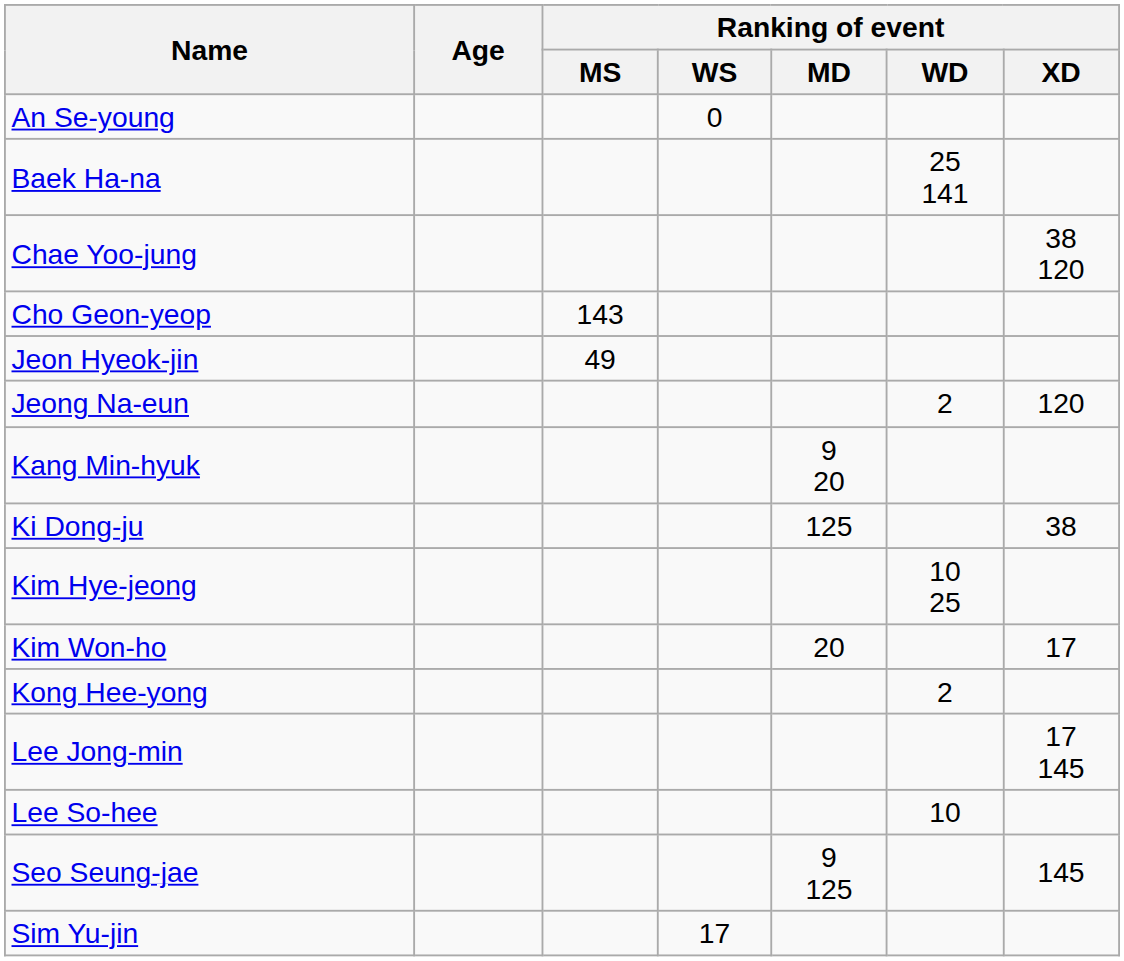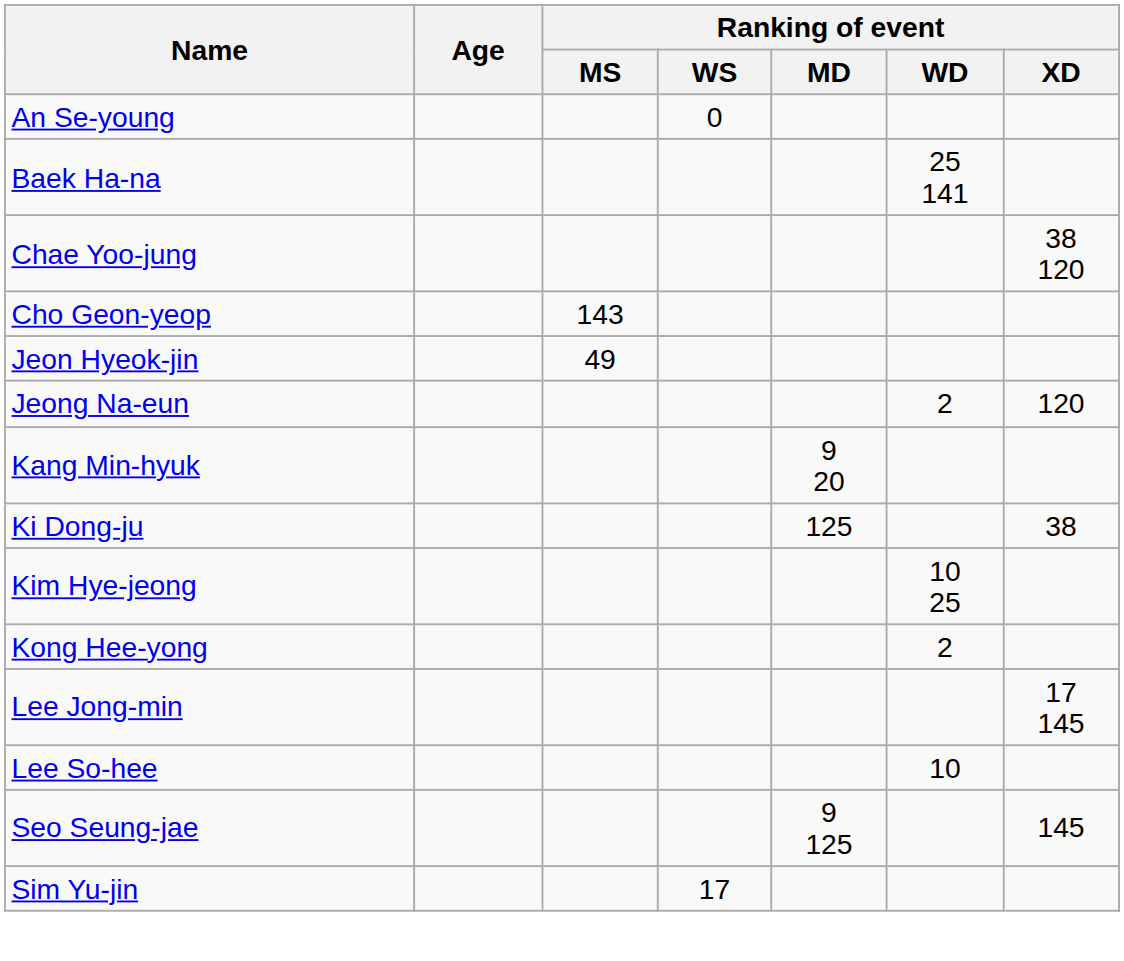- row: (89, 646)
